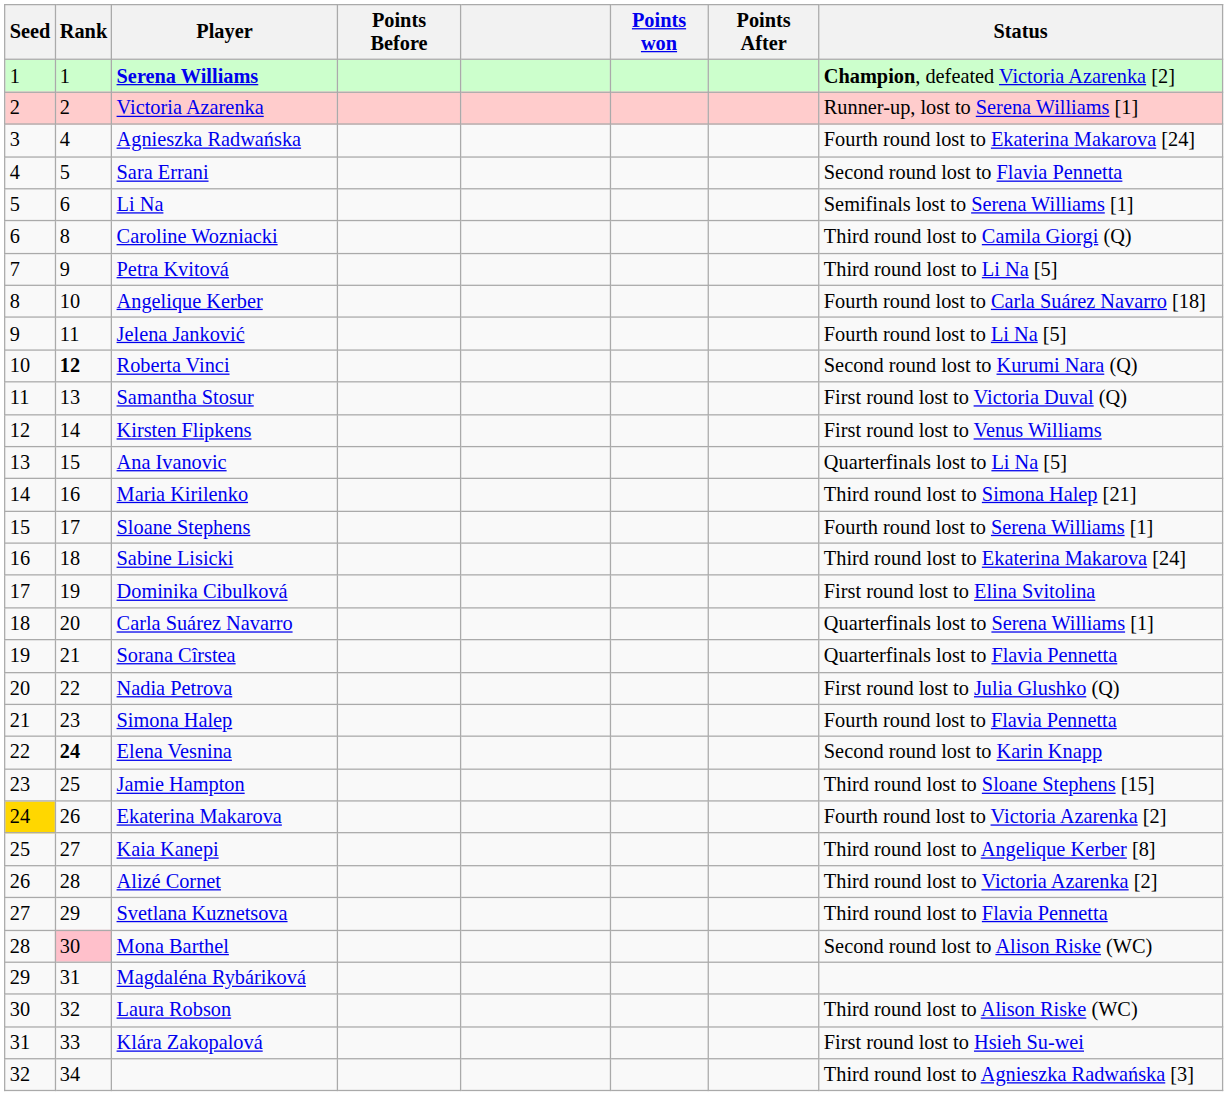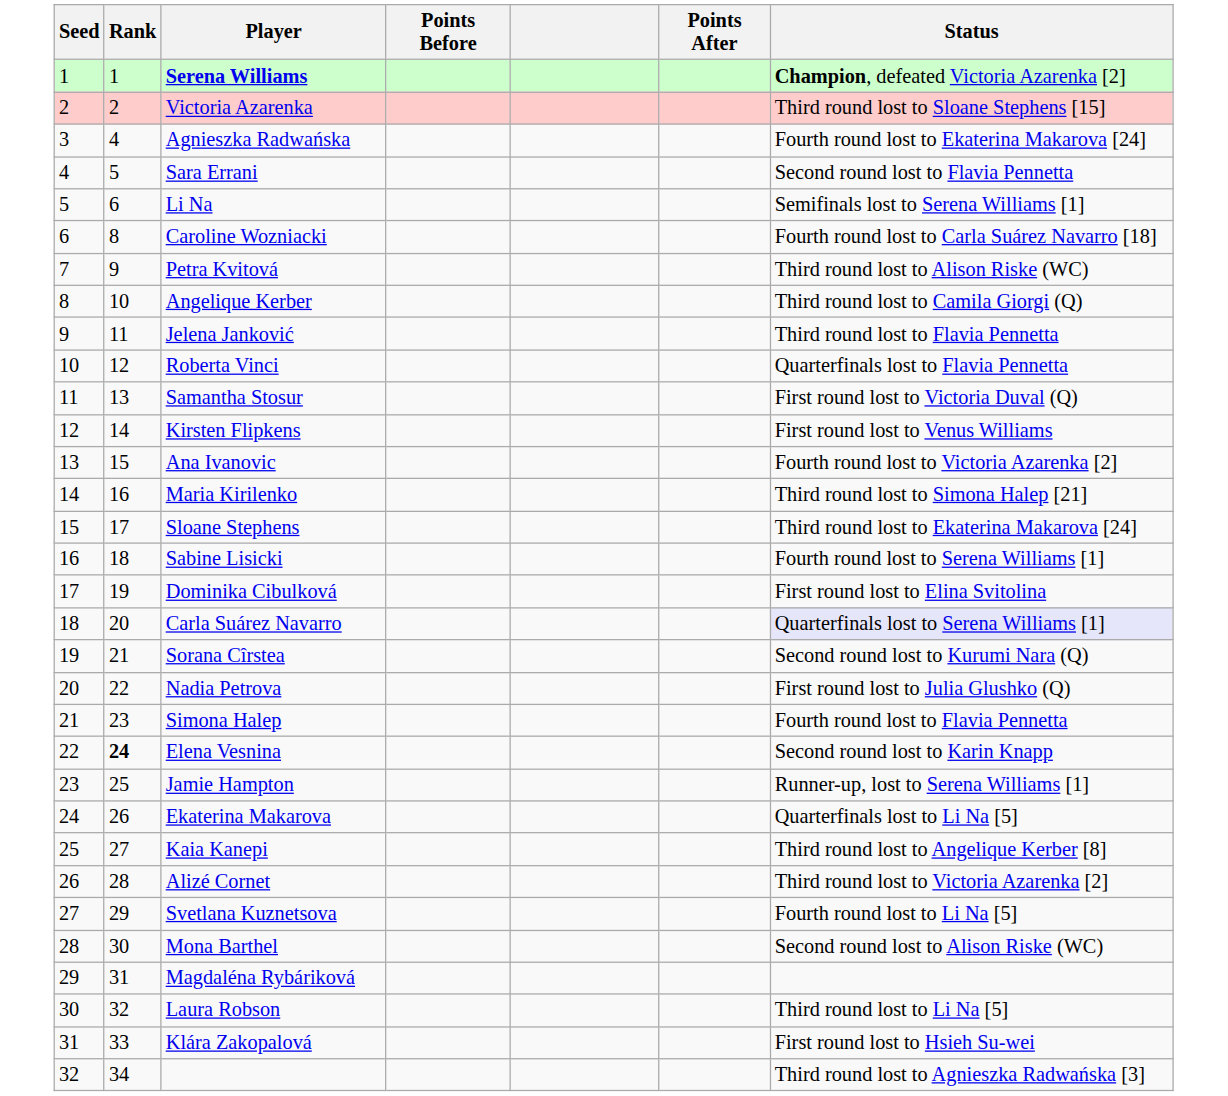- column: (659, 32)
(981, 107) Runner-up, lost to Serena Williams [1] -> (940, 107) Third round lost to Sloane Stephens [15]
(978, 236) Third round lost to Camila Giorgi (Q) -> (966, 236) Fourth round lost to Carla Suárez Navarro [18]
(941, 269) Third round lost to Li Na [5] -> (932, 269) Third round lost to Alison Riske (WC)
(1015, 301) Fourth round lost to Carla Suárez Navarro [18] -> (929, 301) Third round lost to Camila Giorgi (Q)
(945, 333) Fourth round lost to Li Na [5] -> (917, 333) Third round lost to Flavia Pennetta
(70, 365) bold -> (119, 365) normal
(981, 365) Second round lost to Kurumi Nara (Q) -> (921, 365) Quarterfinals lost to Flavia Pennetta
(945, 462) Quarterfinals lost to Li Na [5] -> (946, 462) Fourth round lost to Victoria Azarenka [2]
(989, 526) Fourth round lost to Serena Williams [1] -> (956, 526) Third round lost to Ekaterina Makarova [24]
(1005, 559) Third round lost to Ekaterina Makarova [24] -> (939, 559) Fourth round lost to Serena Williams [1]
(989, 623) no background -> (940, 623) lavender background
(971, 655) Quarterfinals lost to Flavia Pennetta -> (932, 655) Second round lost to Kurumi Nara (Q)
(989, 784) Third round lost to Sloane Stephens [15] -> (932, 784) Runner-up, lost to Serena Williams [1]
(20, 816) gold background -> (69, 816) no background
(995, 816) Fourth round lost to Victoria Azarenka [2] -> (896, 816) Quarterfinals lost to Li Na [5]
(966, 913) Third round lost to Flavia Pennetta -> (896, 913) Fourth round lost to Li Na [5]
(70, 945) pink background -> (119, 945) no background
(981, 1010) Third round lost to Alison Riske (WC) -> (891, 1010) Third round lost to Li Na [5]
